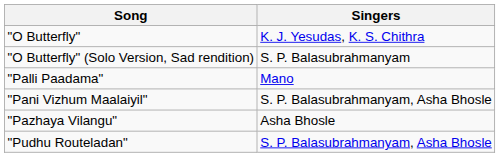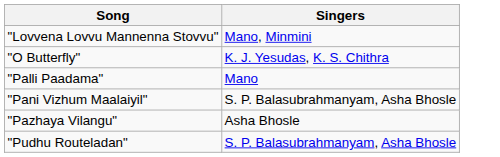+ row: (113, 36)
- row: (131, 58)
